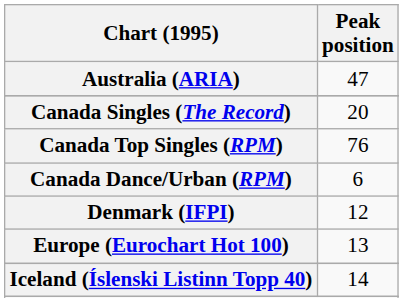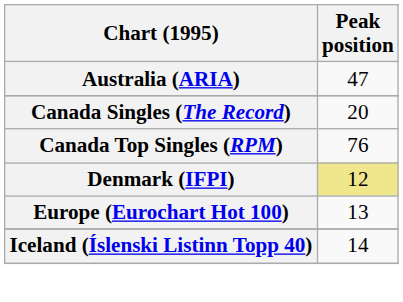- row: (161, 178)
(358, 212) no background -> (358, 178) khaki background
